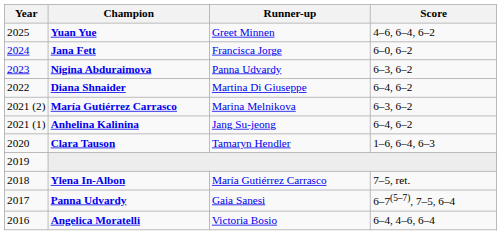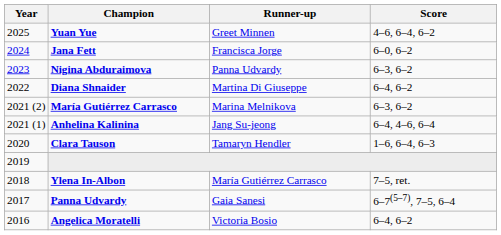(393, 125) 6–4, 6–2 -> (404, 125) 6–4, 4–6, 6–4
(404, 220) 6–4, 4–6, 6–4 -> (393, 220) 6–4, 6–2
